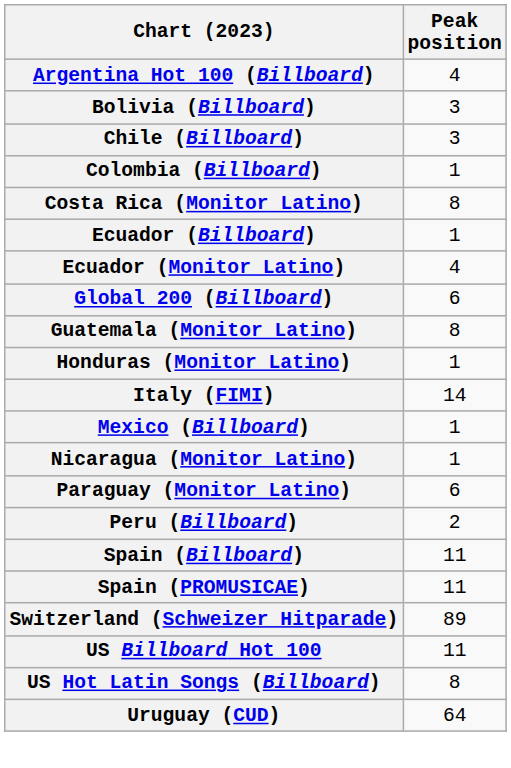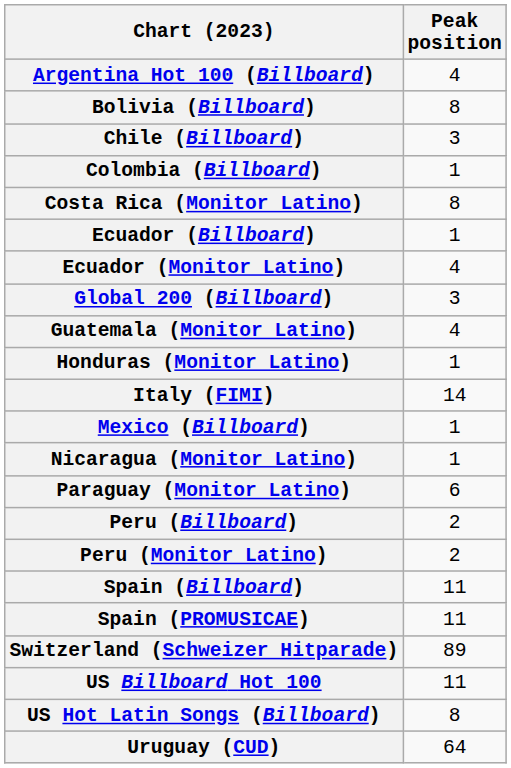(455, 107) 3 -> (455, 107) 8
(455, 299) 6 -> (455, 299) 3
(455, 331) 8 -> (455, 331) 4
+ row: (204, 555)
